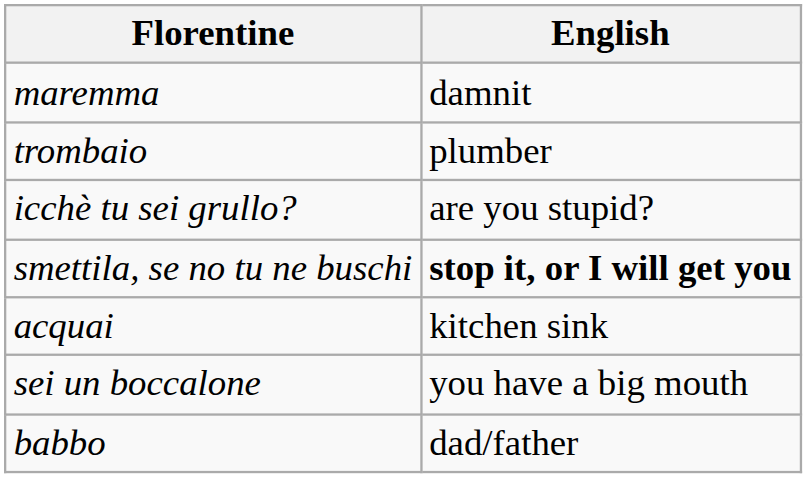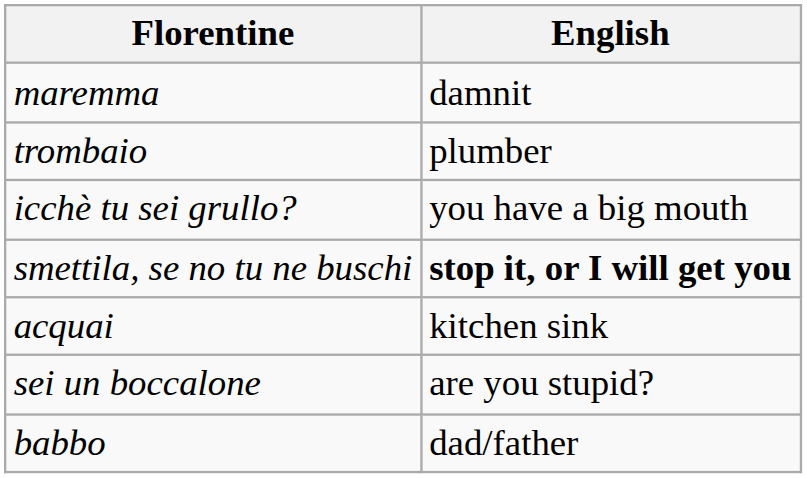(542, 208) are you stupid? -> (589, 208) you have a big mouth
(589, 383) you have a big mouth -> (542, 383) are you stupid?
